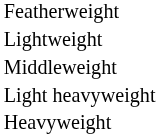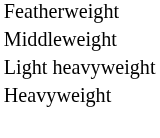- row: (53, 39)
